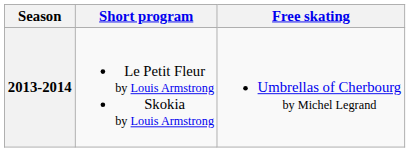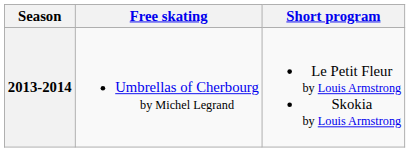columns swapped: (146, 16) <-> (311, 16)
